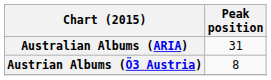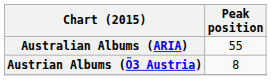(236, 46) 31 -> (236, 46) 55
